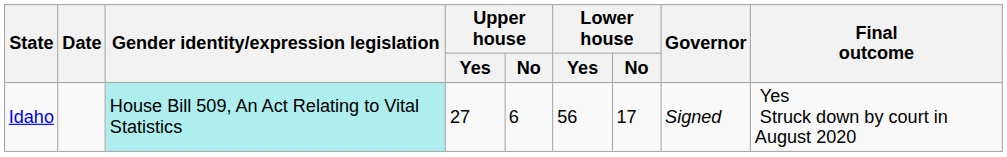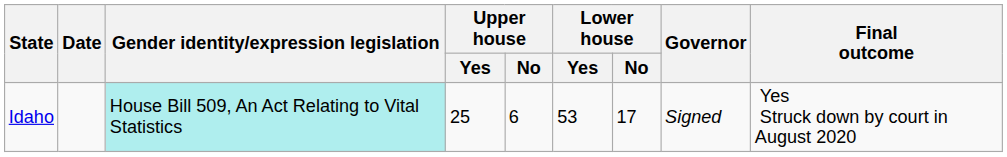(460, 116) 27 -> (460, 116) 25
(567, 116) 56 -> (567, 116) 53
